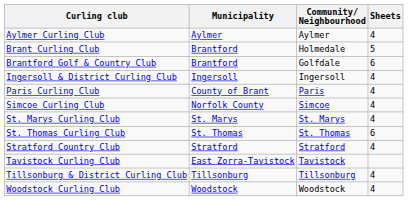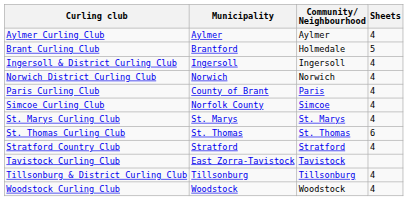- row: (81, 63)
+ row: (81, 77)
